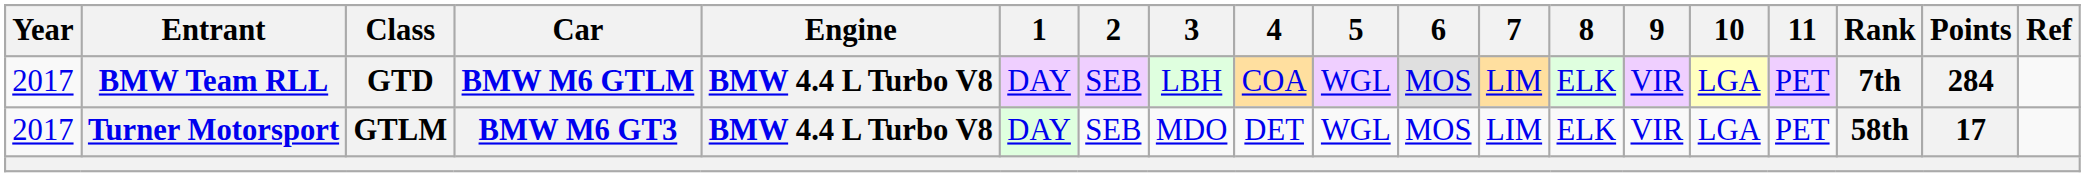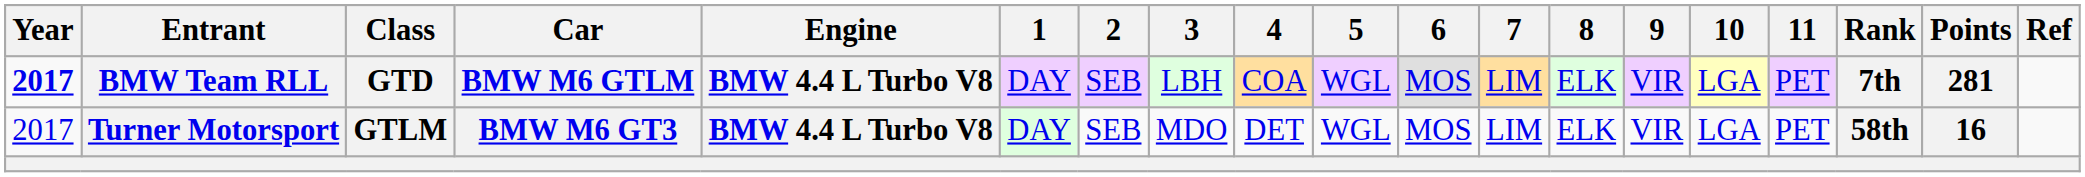(43, 80) normal -> (43, 80) bold
(1971, 80) 284 -> (1971, 80) 281
(1971, 131) 17 -> (1971, 131) 16
